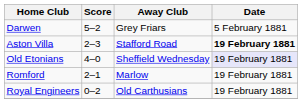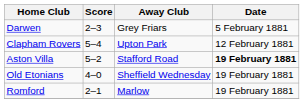(92, 28) 5–2 -> (93, 28) 2–3
+ row: (44, 43)
(92, 43) 2–3 -> (93, 59) 5–2
(253, 59) lavender background -> (254, 75) no background
- row: (43, 91)
